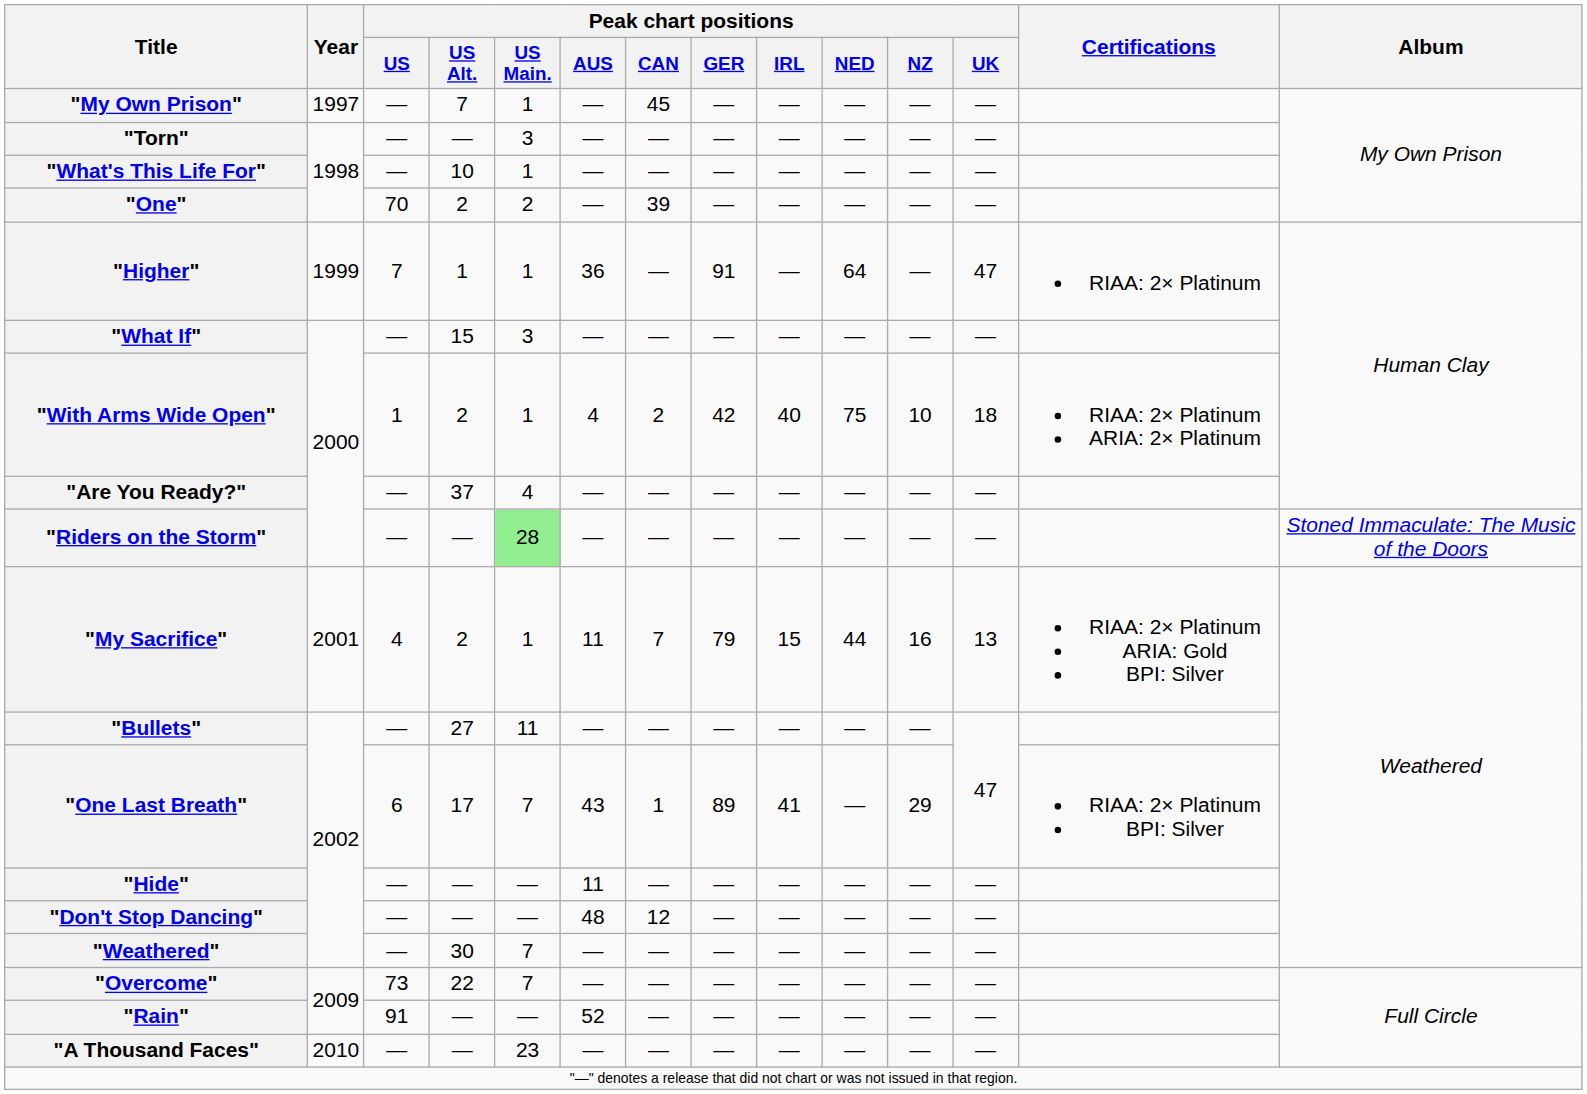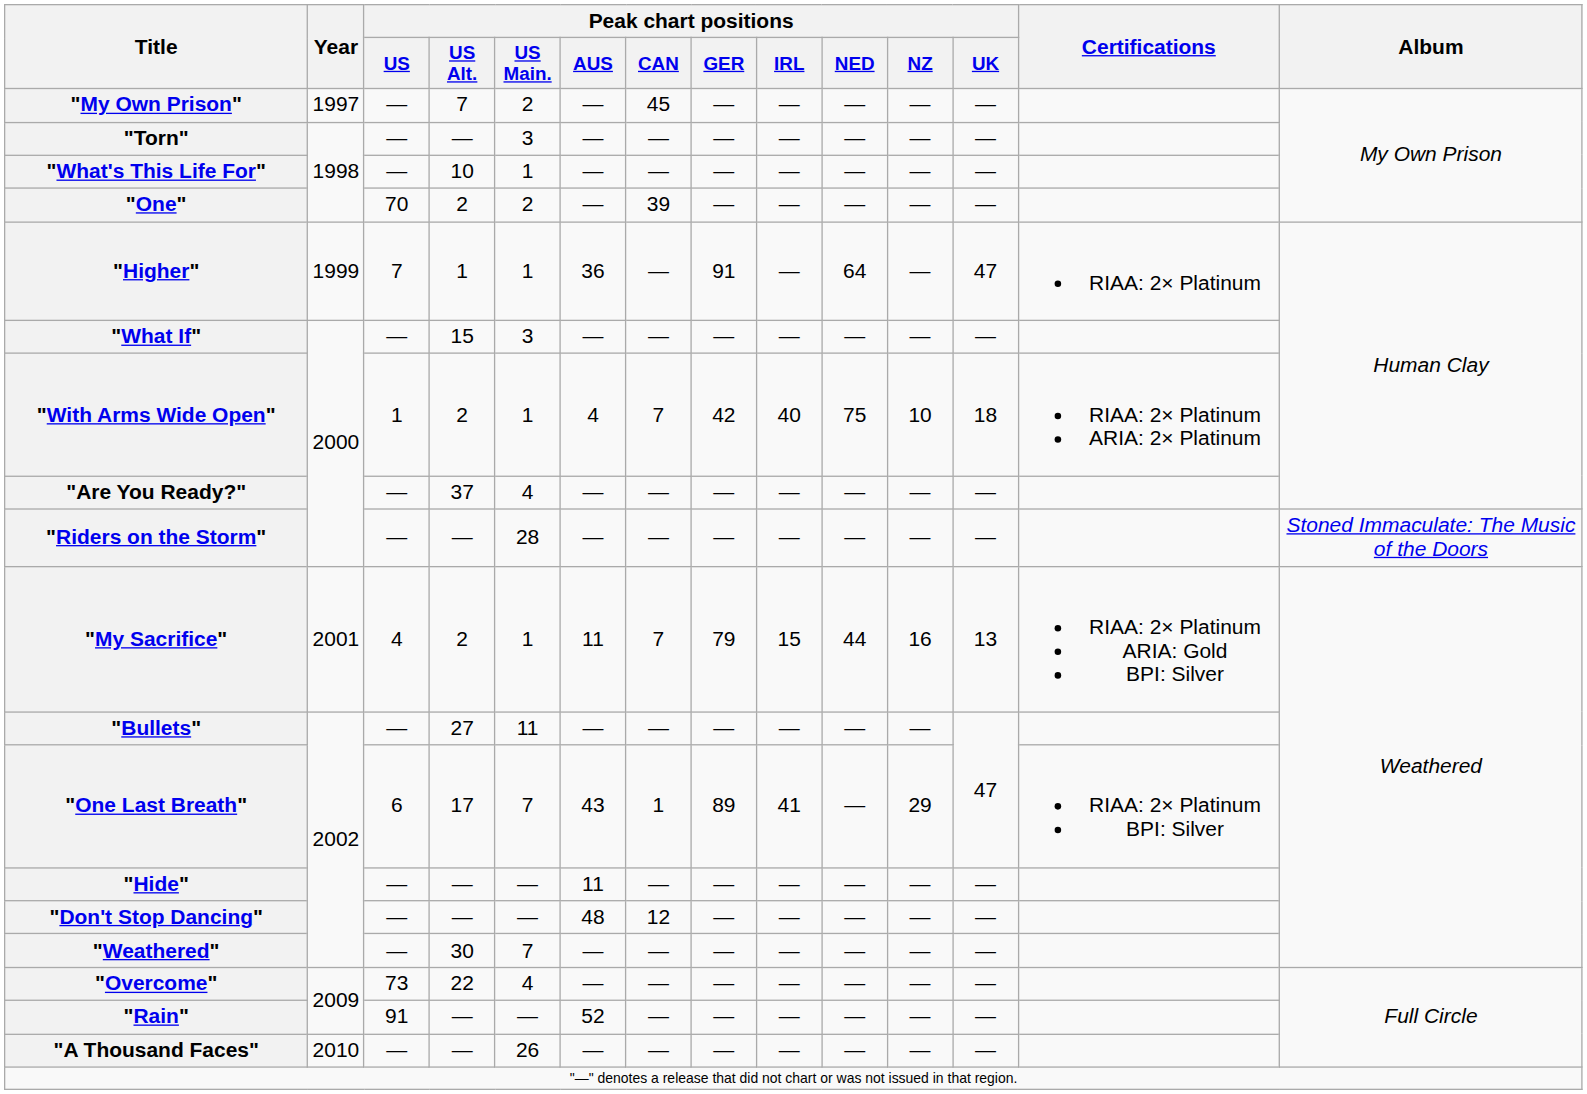(528, 105) 1 -> (528, 105) 2
(658, 414) 2 -> (658, 414) 7
(528, 537) lightgreen background -> (528, 537) no background
(528, 983) 7 -> (528, 983) 4
(528, 1050) 23 -> (528, 1050) 26
